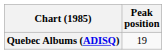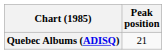(142, 40) 19 -> (142, 40) 21
